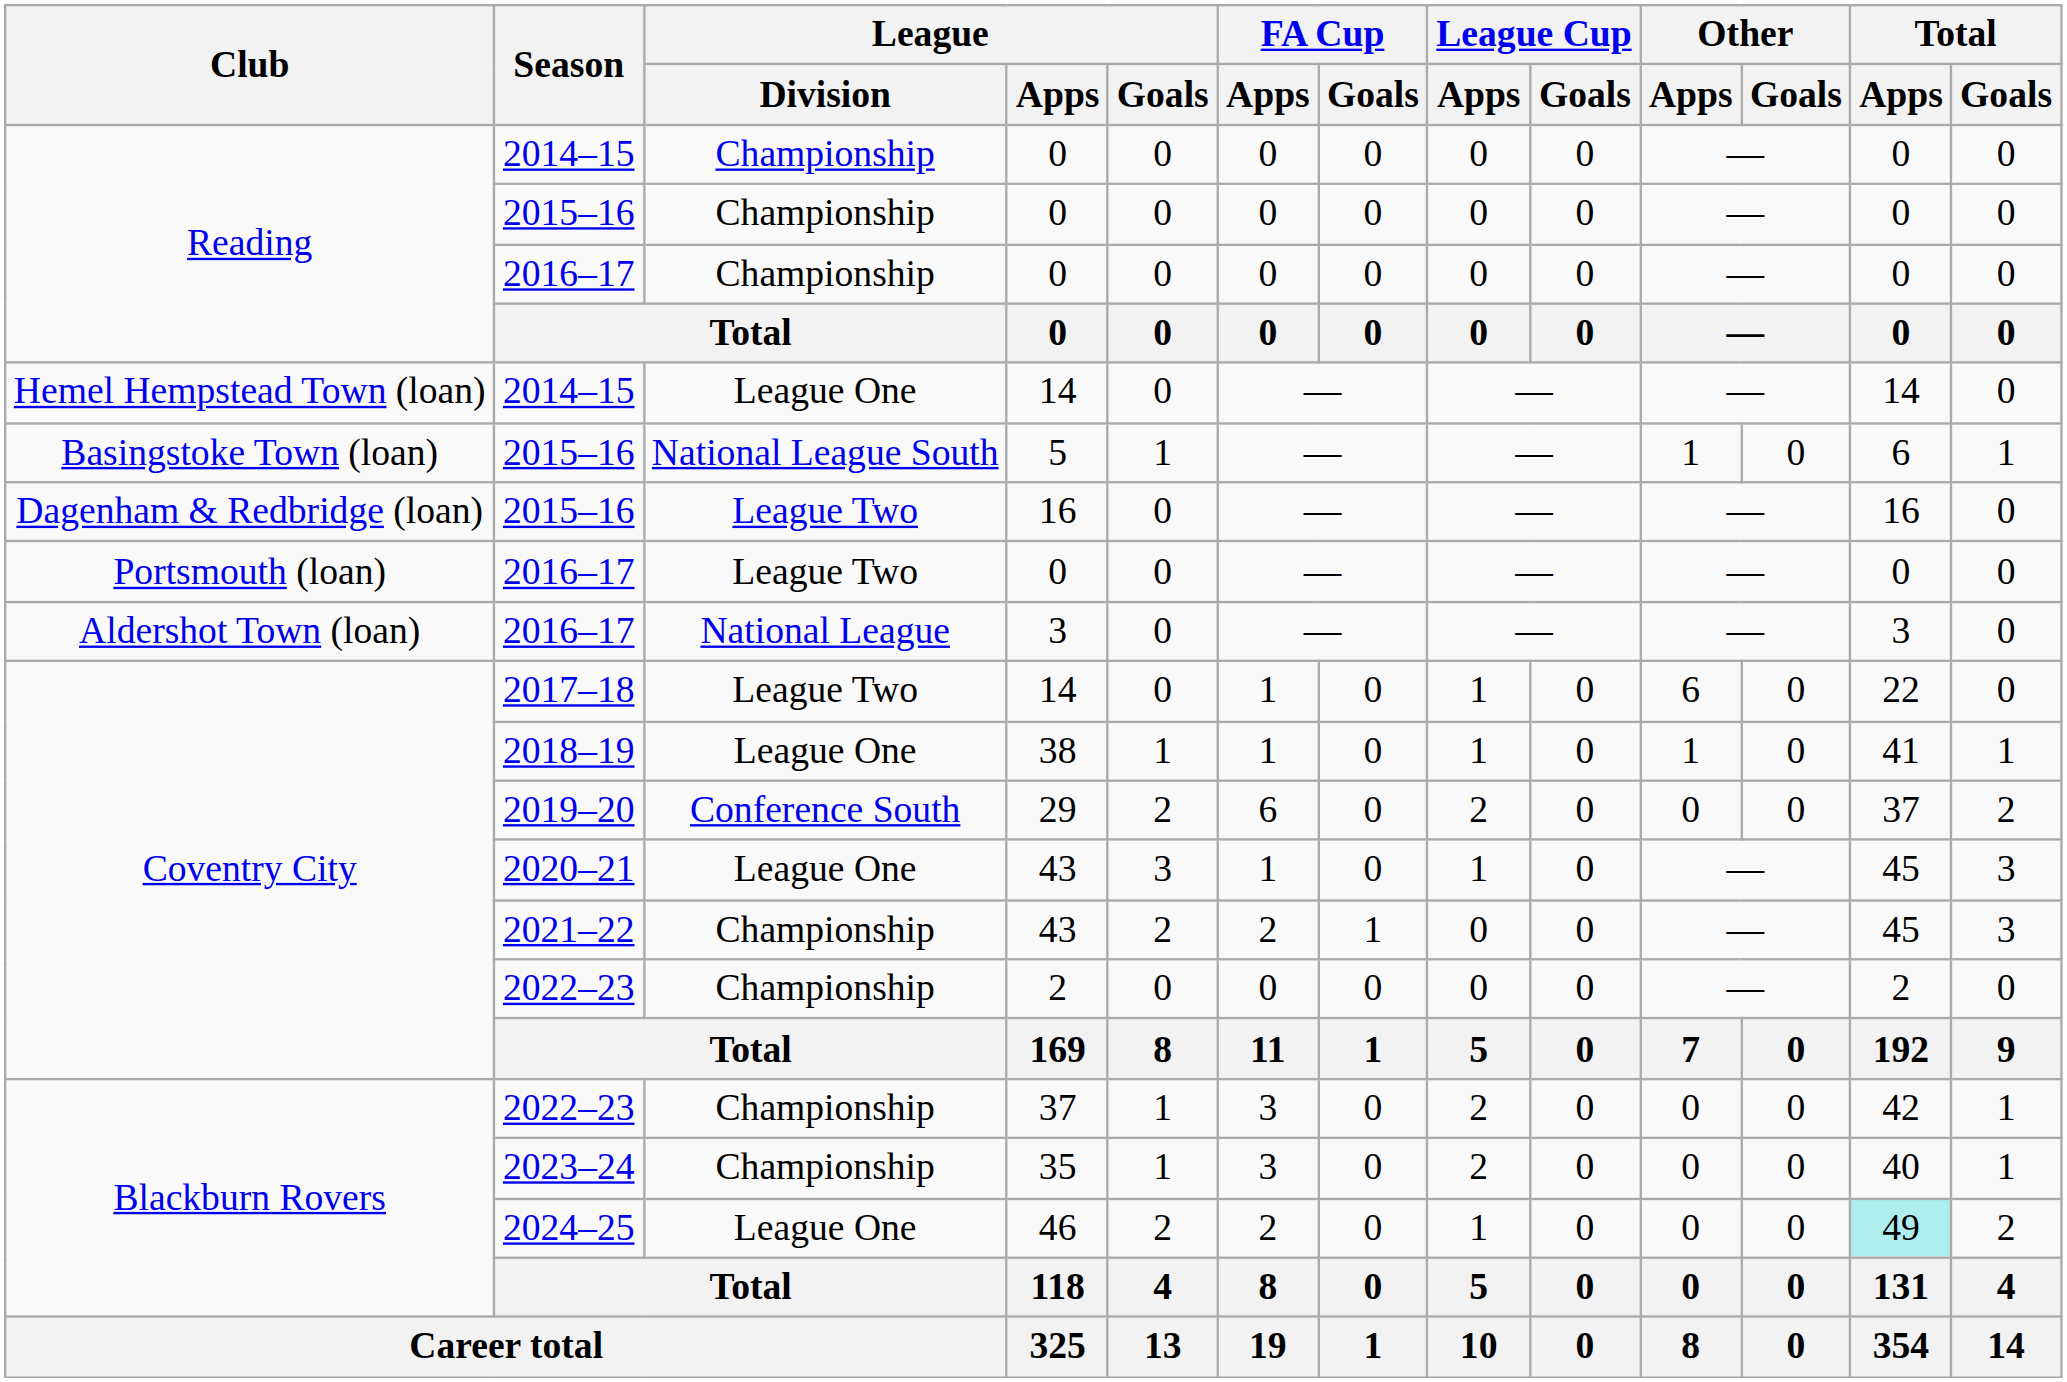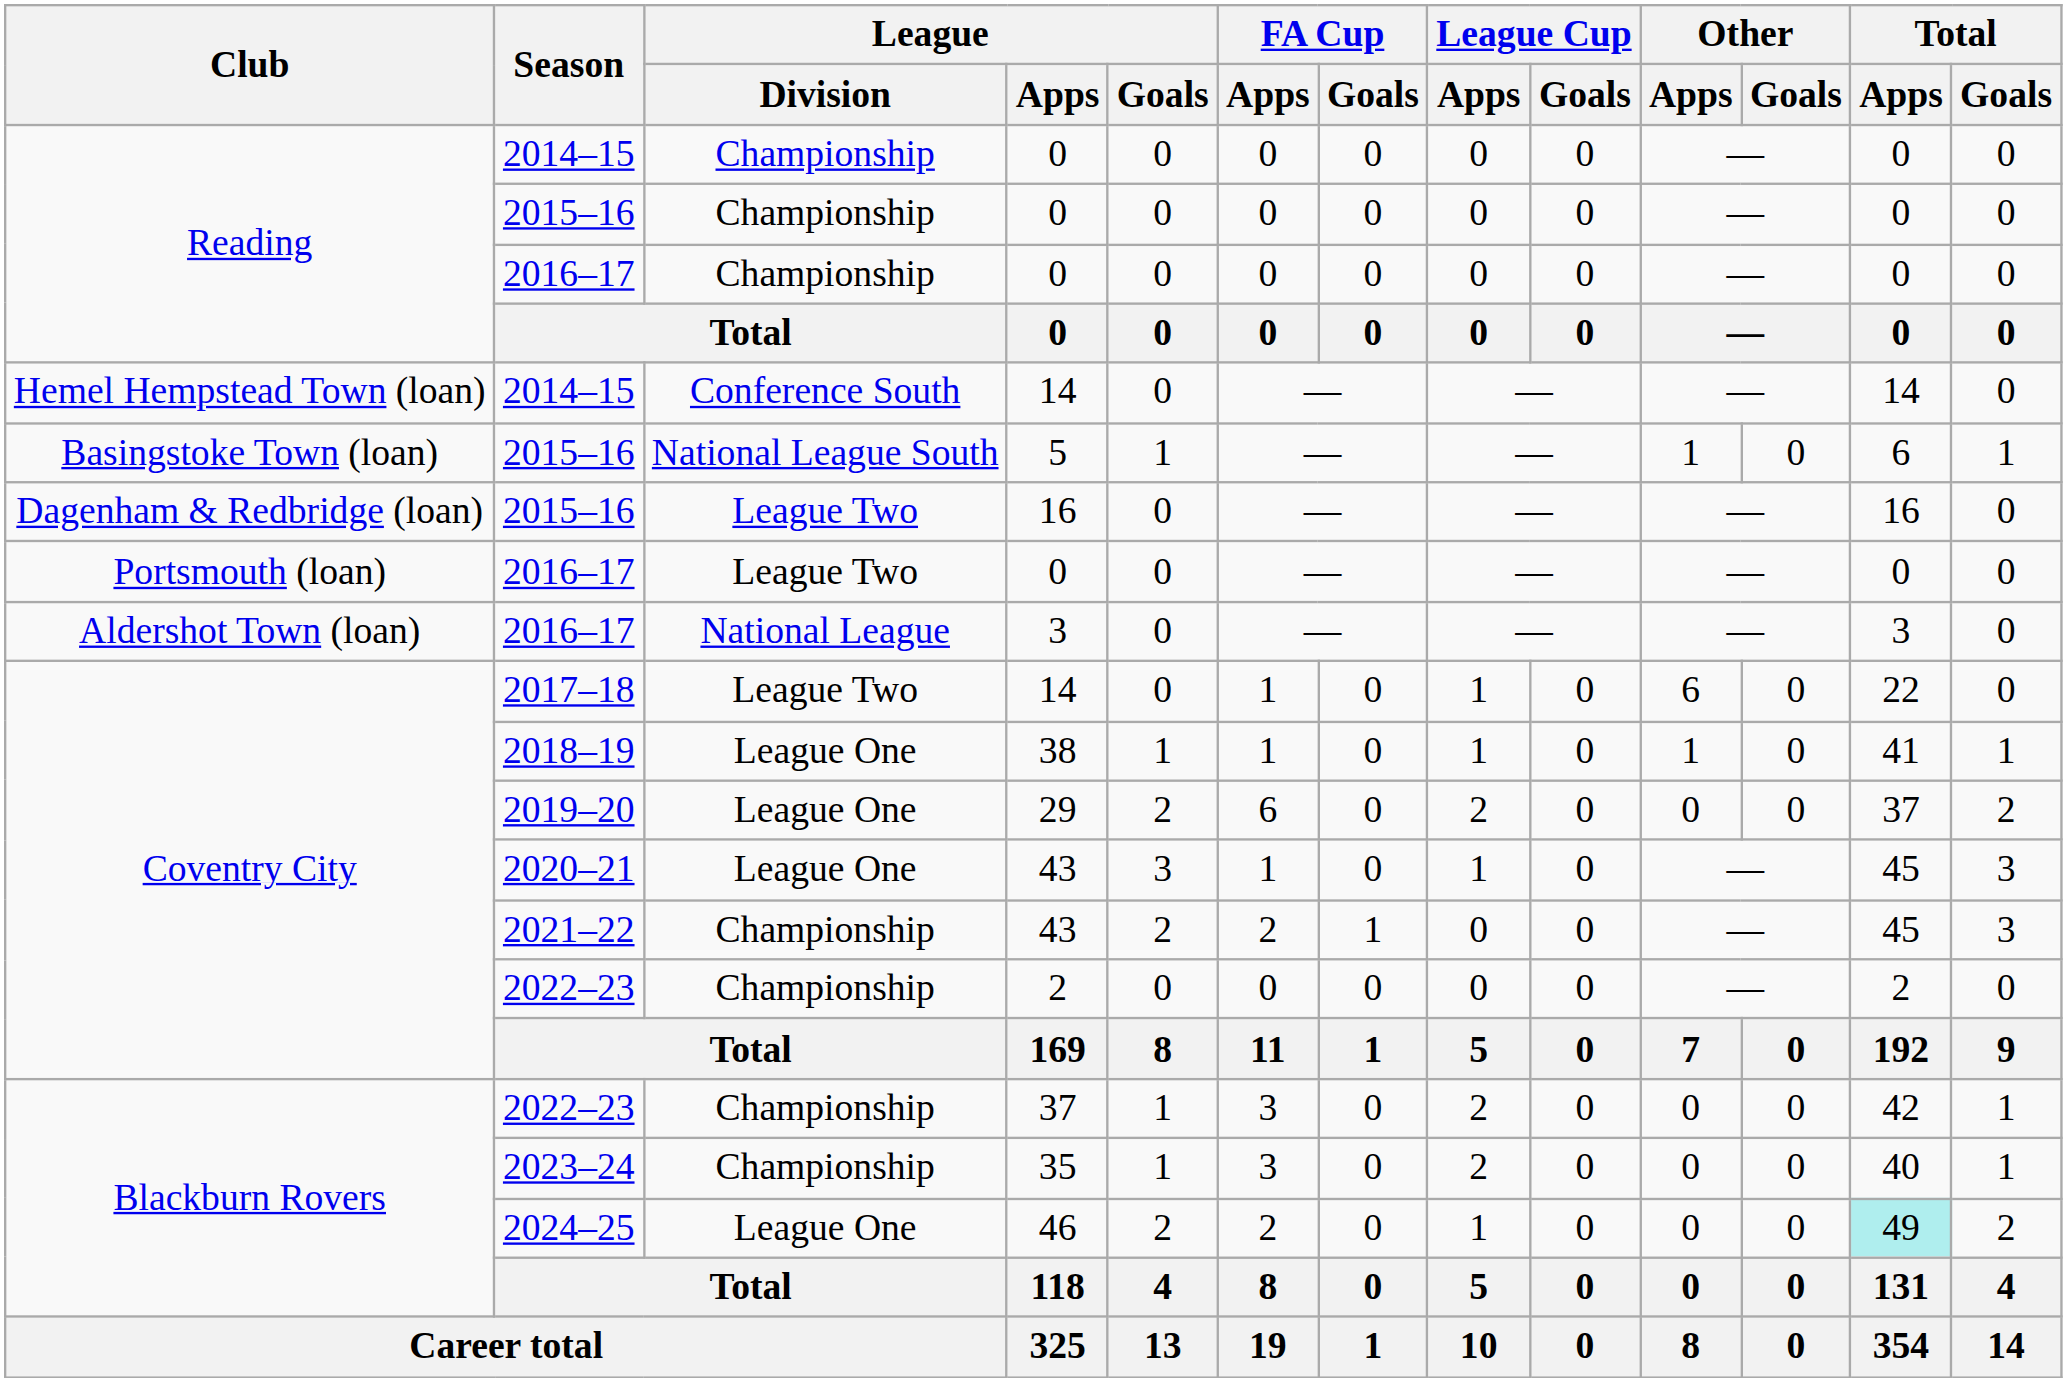(825, 392) League One -> (825, 392) Conference South
(825, 809) Conference South -> (825, 809) League One
